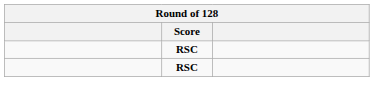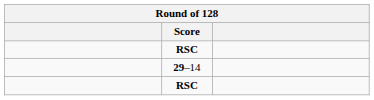+ row: (83, 68)
